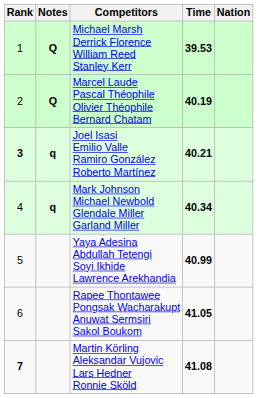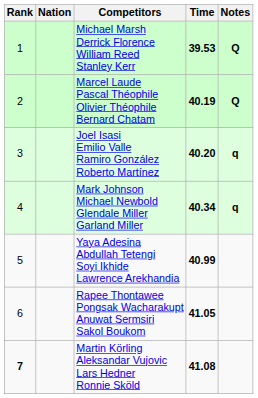columns swapped: (234, 13) <-> (53, 13)
(20, 154) bold -> (20, 154) normal
(199, 154) 40.21 -> (202, 154) 40.20
